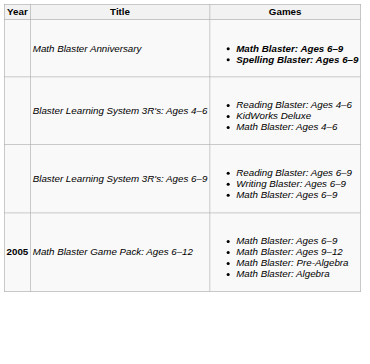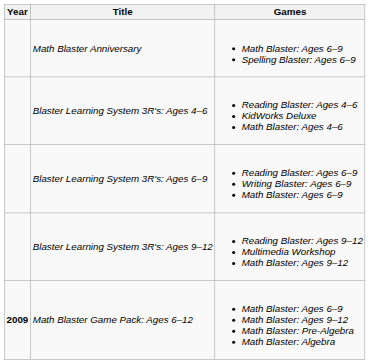(285, 54) bold -> (290, 54) normal
+ row: (123, 246)
(17, 252) 2005 -> (17, 320) 2009
